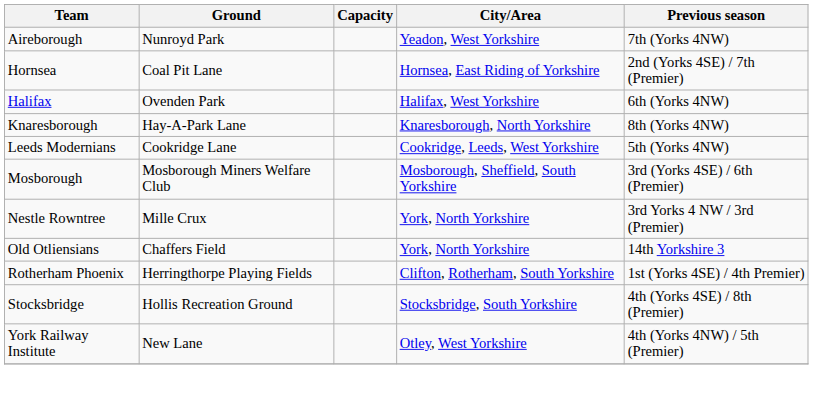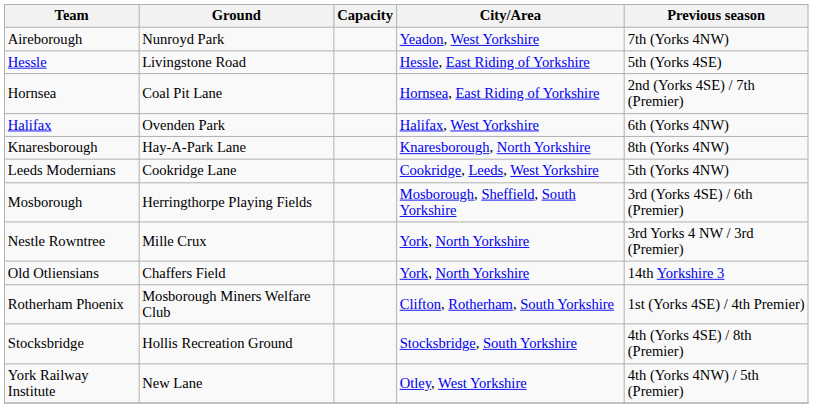+ row: (27, 62)
(226, 179) Mosborough Miners Welfare Club -> (227, 202) Herringthorpe Playing Fields
(227, 273) Herringthorpe Playing Fields -> (226, 304) Mosborough Miners Welfare Club
